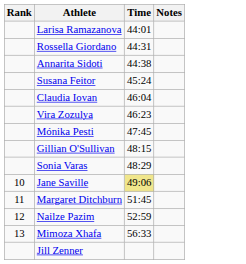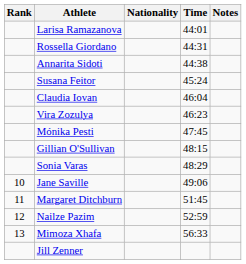+ column: (153, 13)
(139, 183) khaki background -> (195, 183) no background
